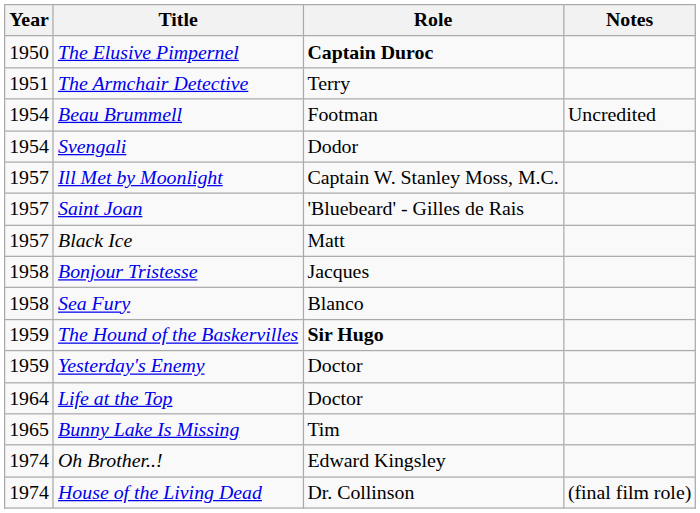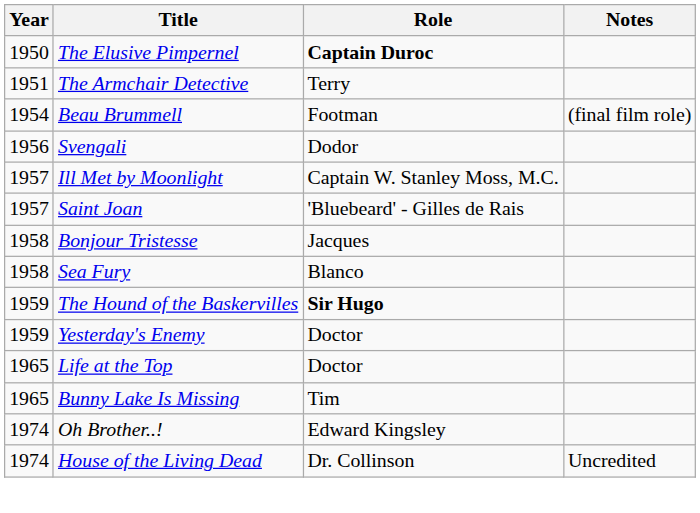(612, 114) Uncredited -> (630, 114) (final film role)
(29, 146) 1954 -> (29, 146) 1956
- row: (95, 240)
(29, 397) 1964 -> (29, 366) 1965
(630, 492) (final film role) -> (612, 460) Uncredited
